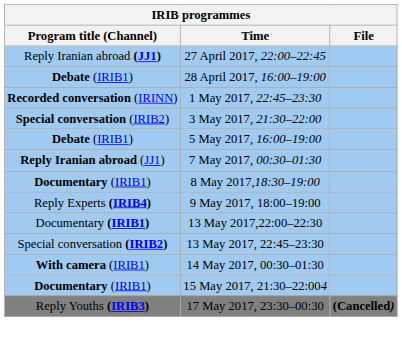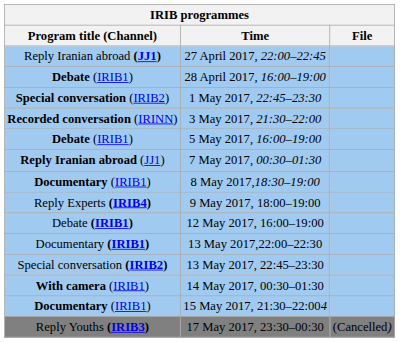(92, 98) Recorded conversation (IRINN) -> (92, 98) Special conversation (IRIB2)
(92, 119) Special conversation (IRIB2) -> (92, 119) Recorded conversation (IRINN)
+ row: (255, 223)
(364, 306) bold -> (362, 327) normal
